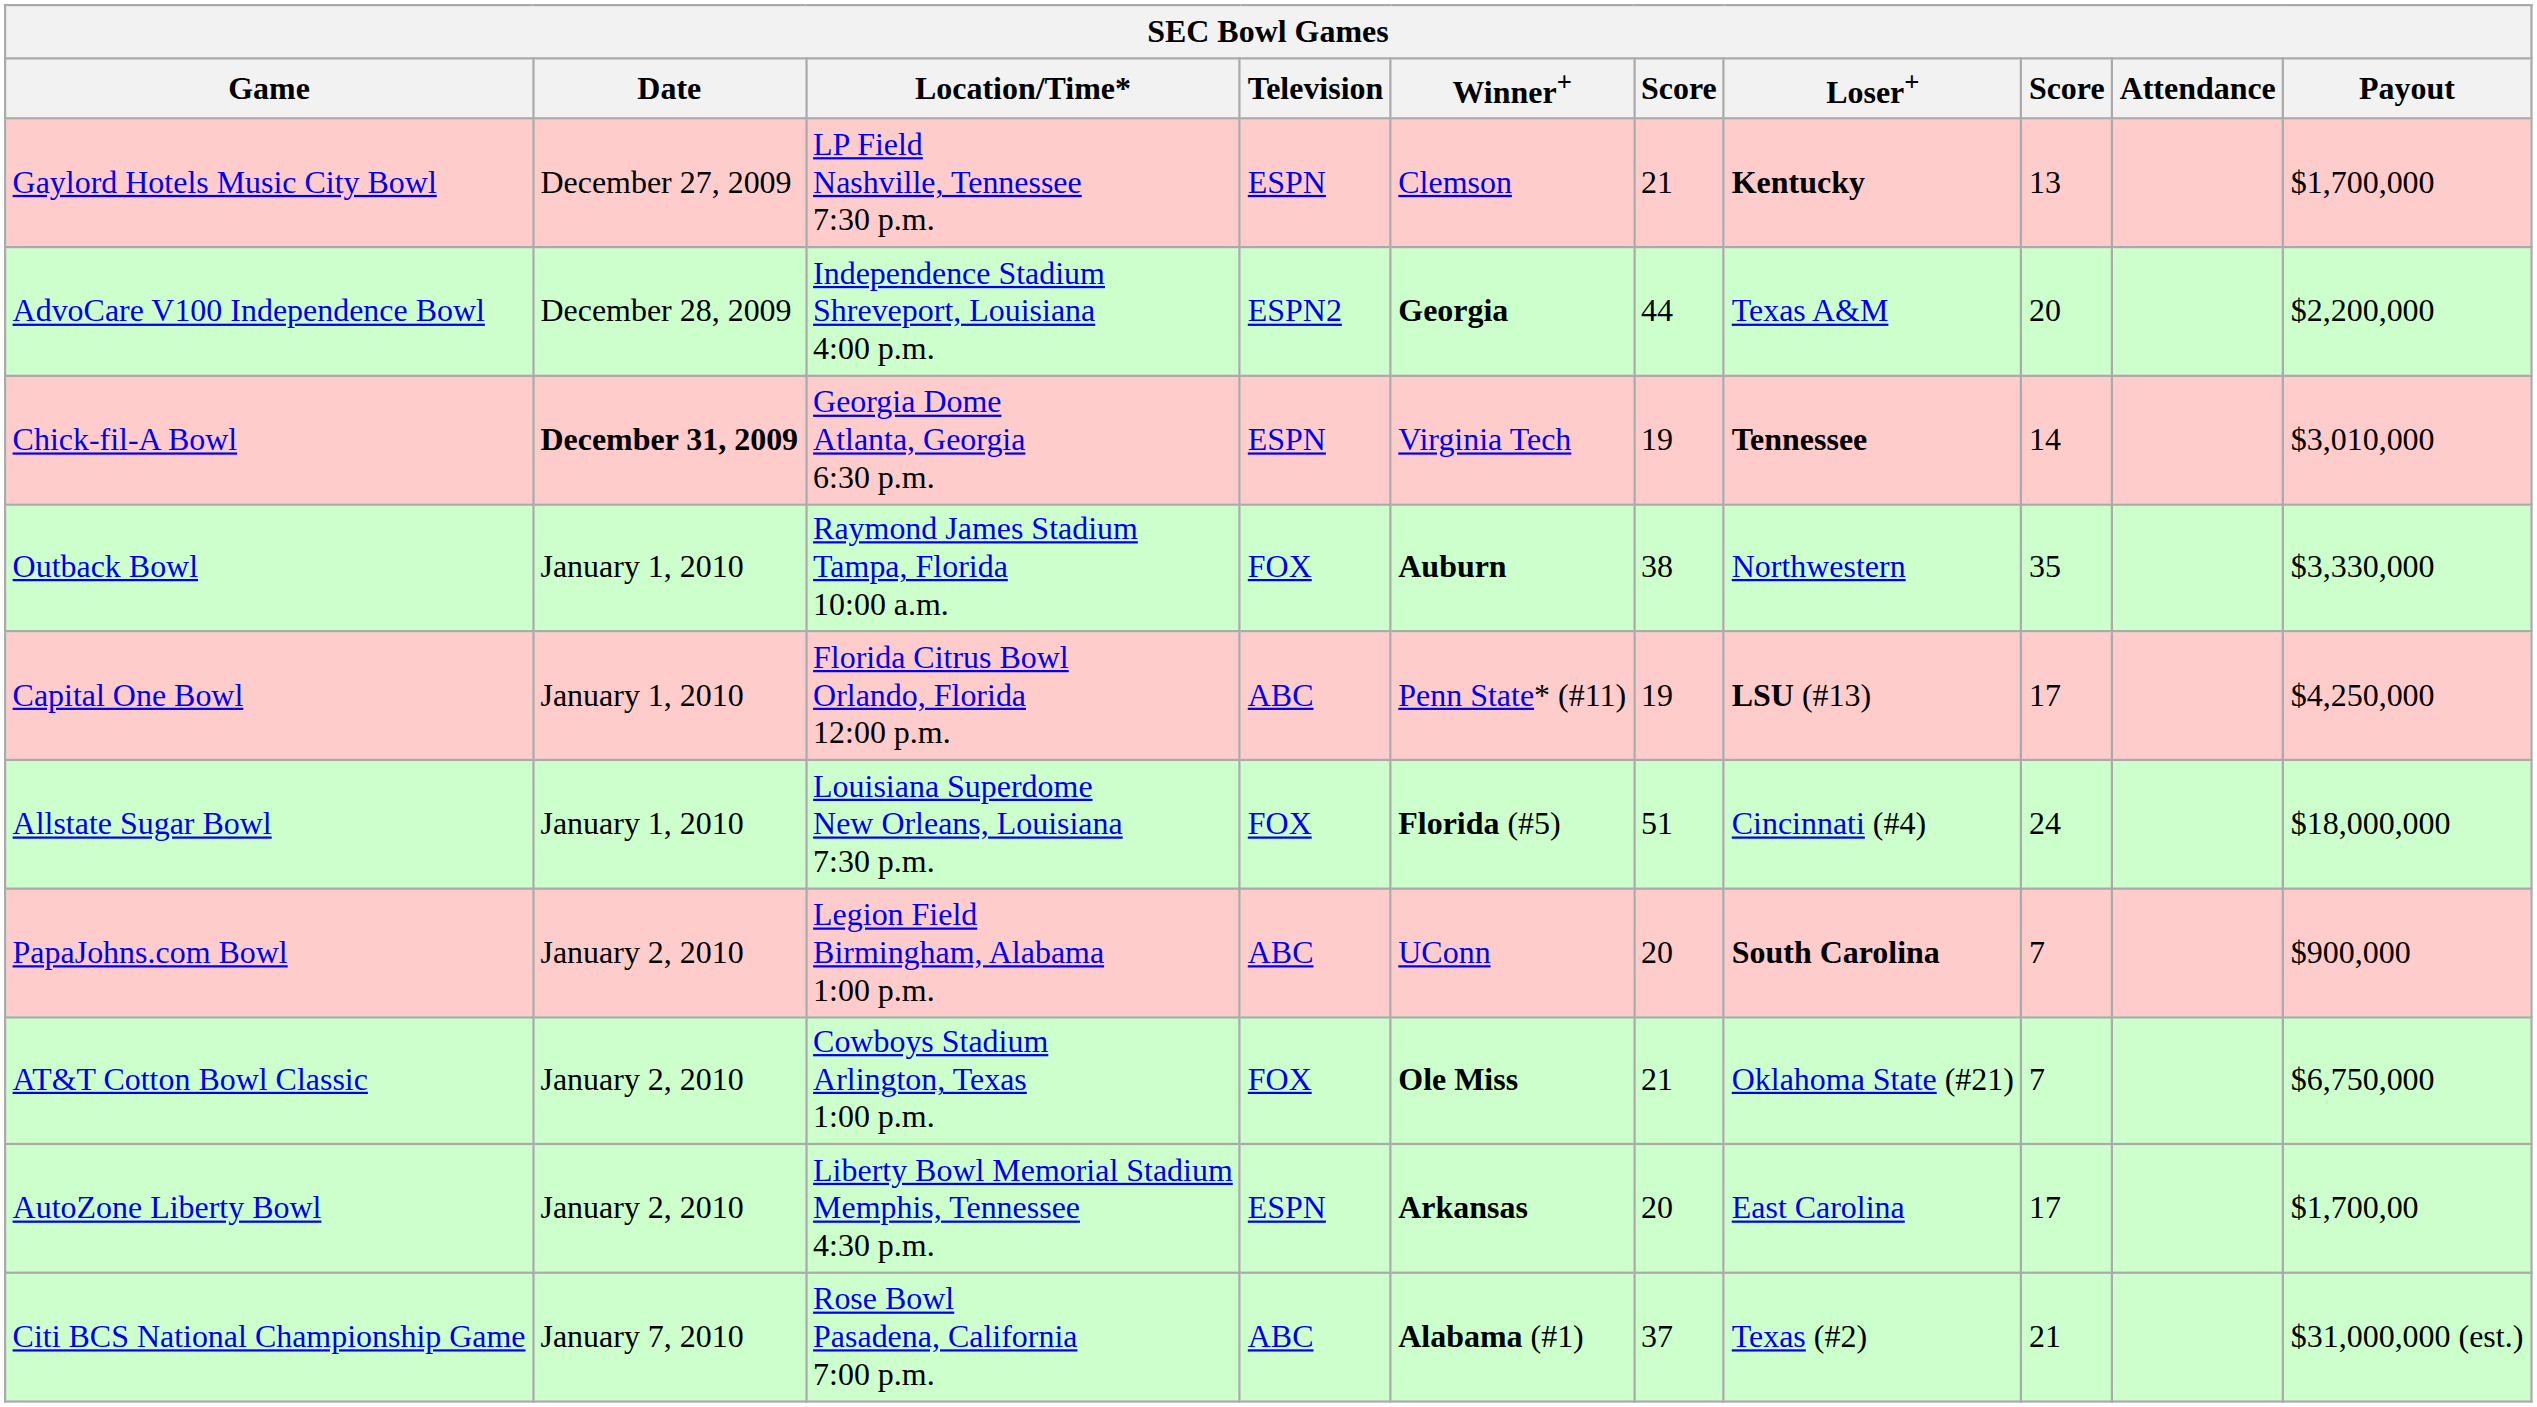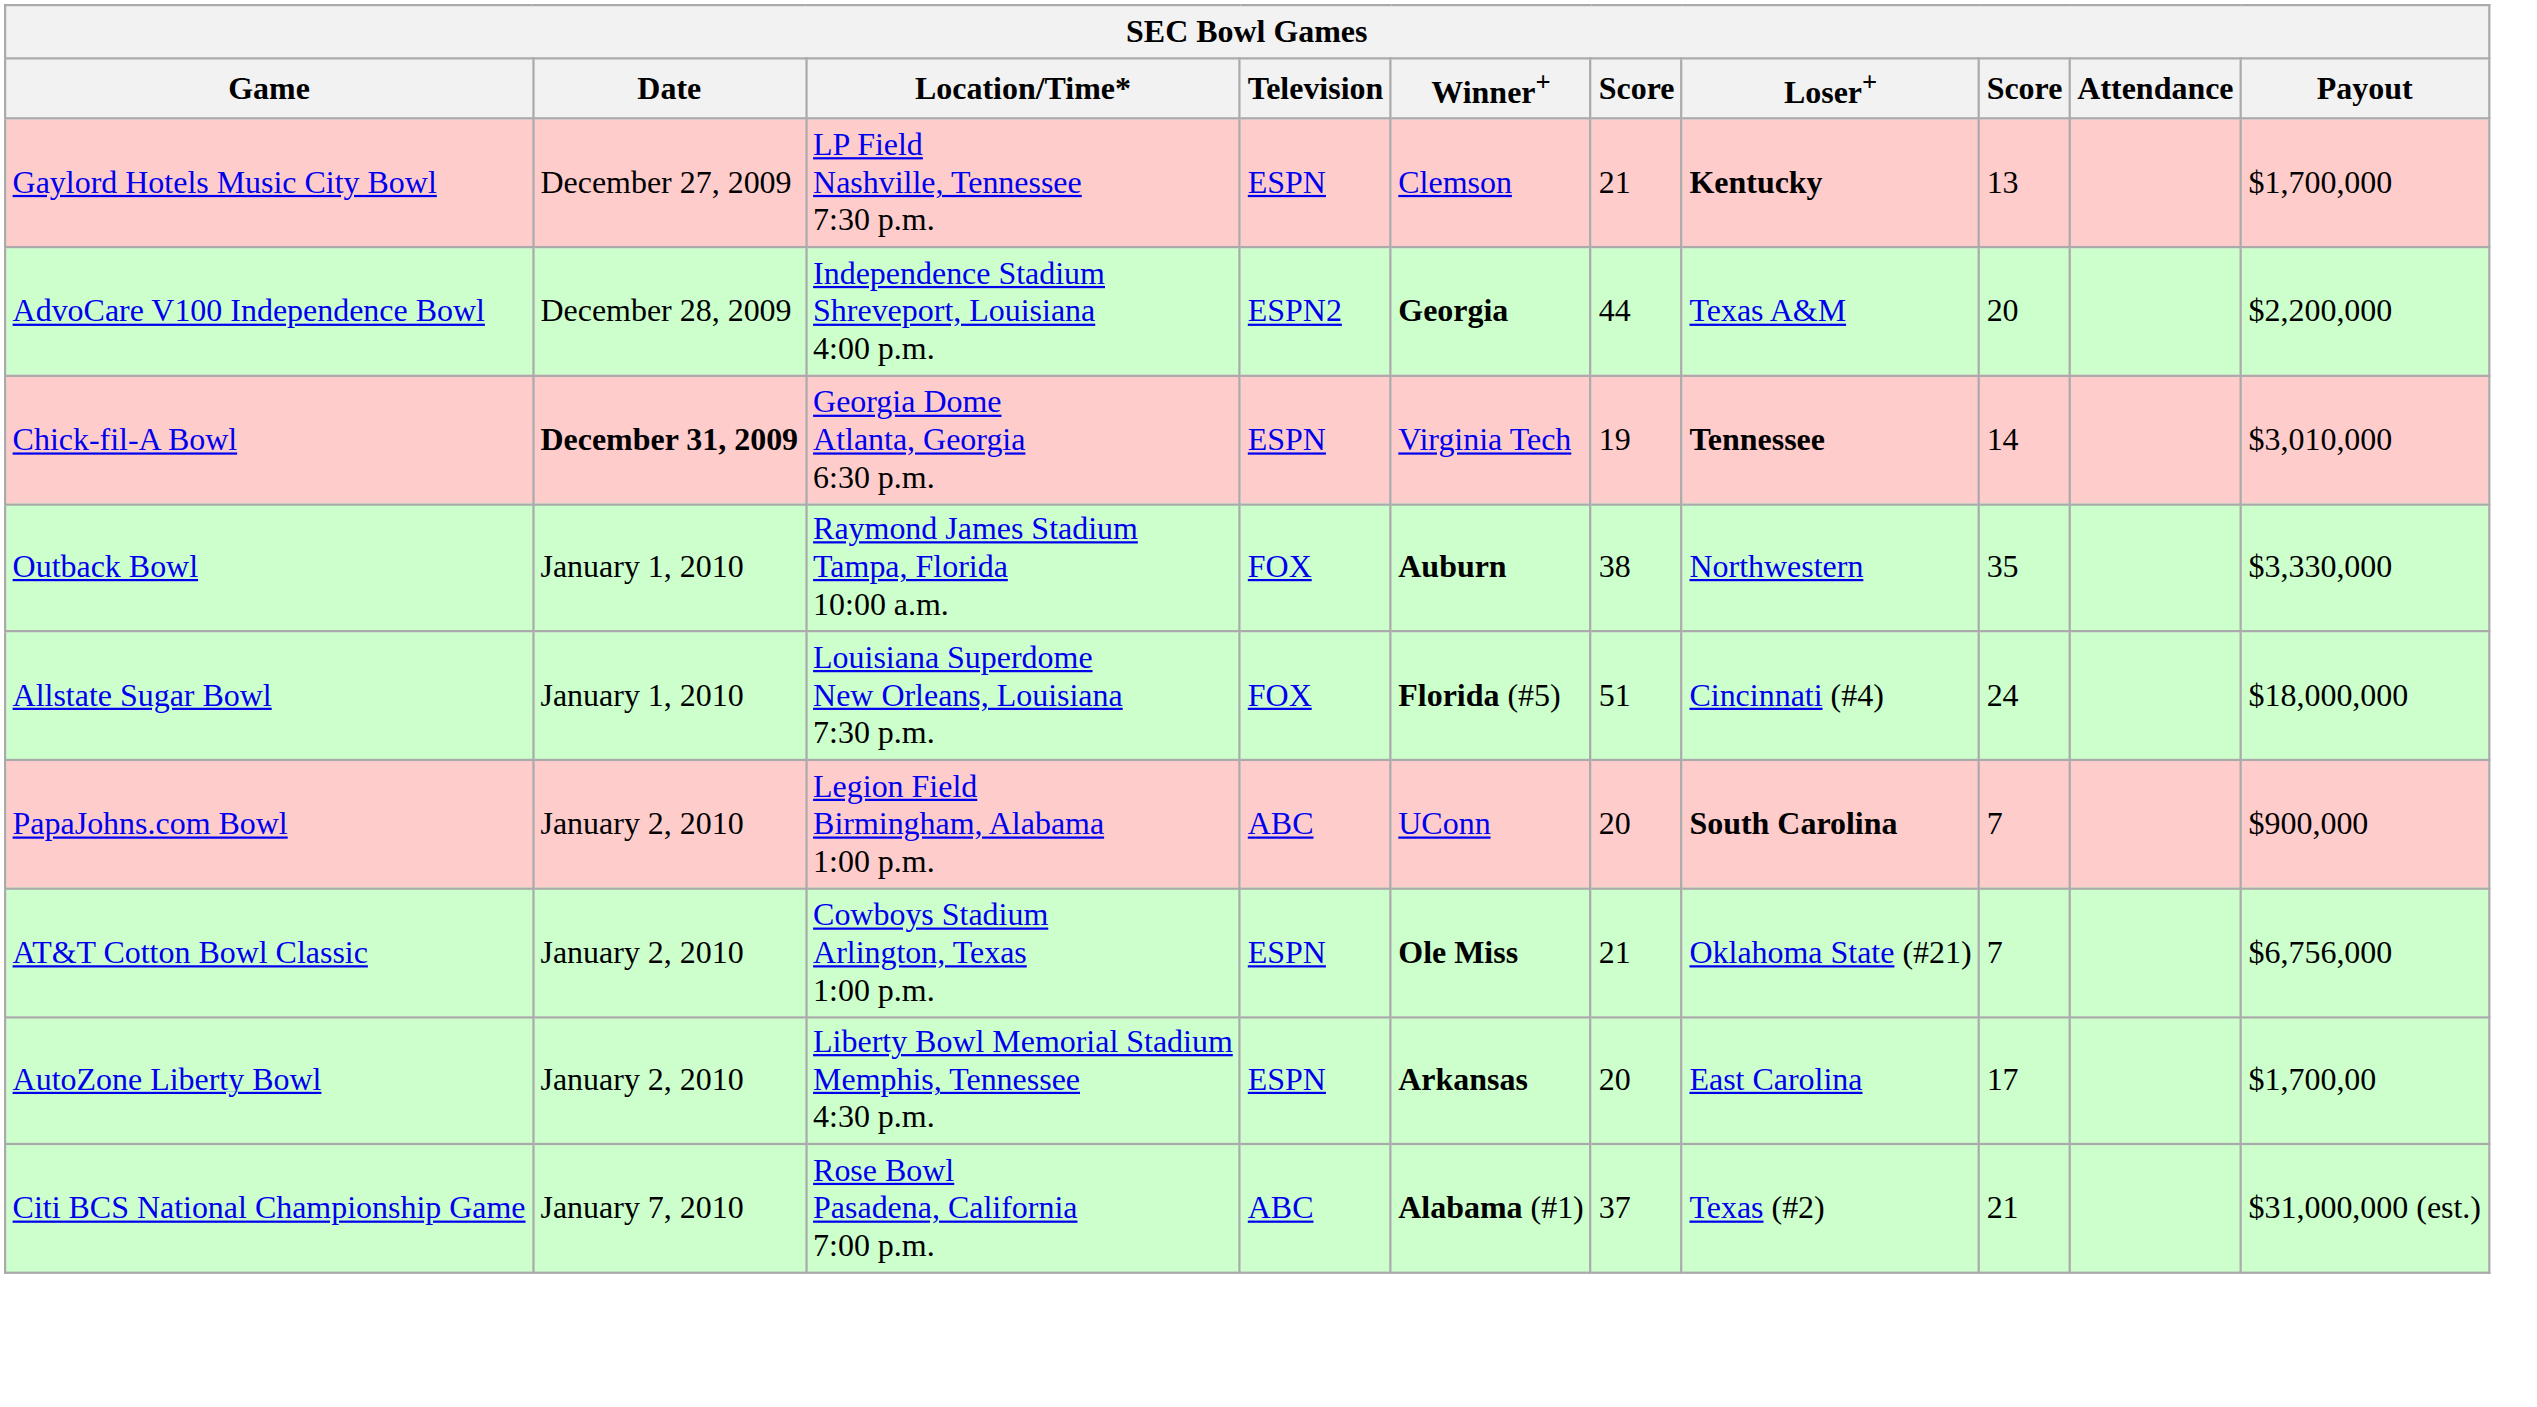- row: (128, 695)
(1280, 1080) FOX -> (1287, 952) ESPN
(2363, 1080) $6,750,000 -> (2320, 952) $6,756,000
